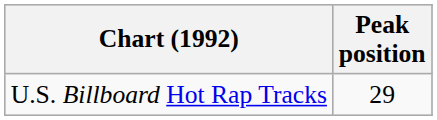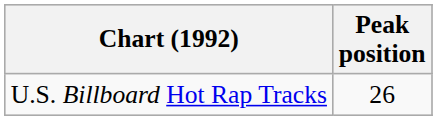(382, 94) 29 -> (382, 94) 26
